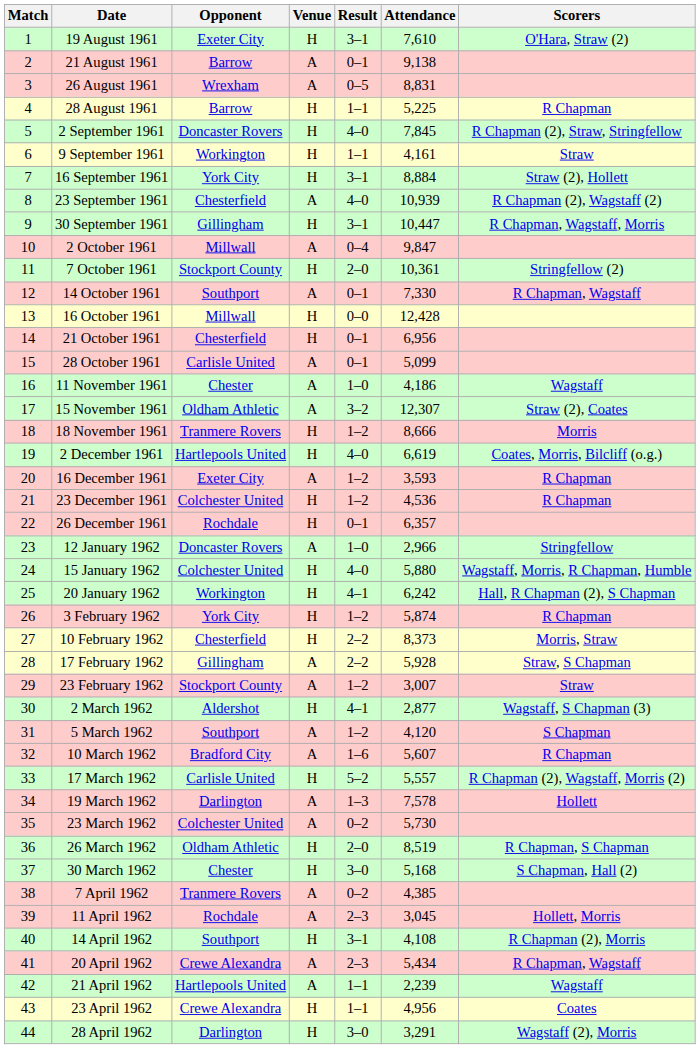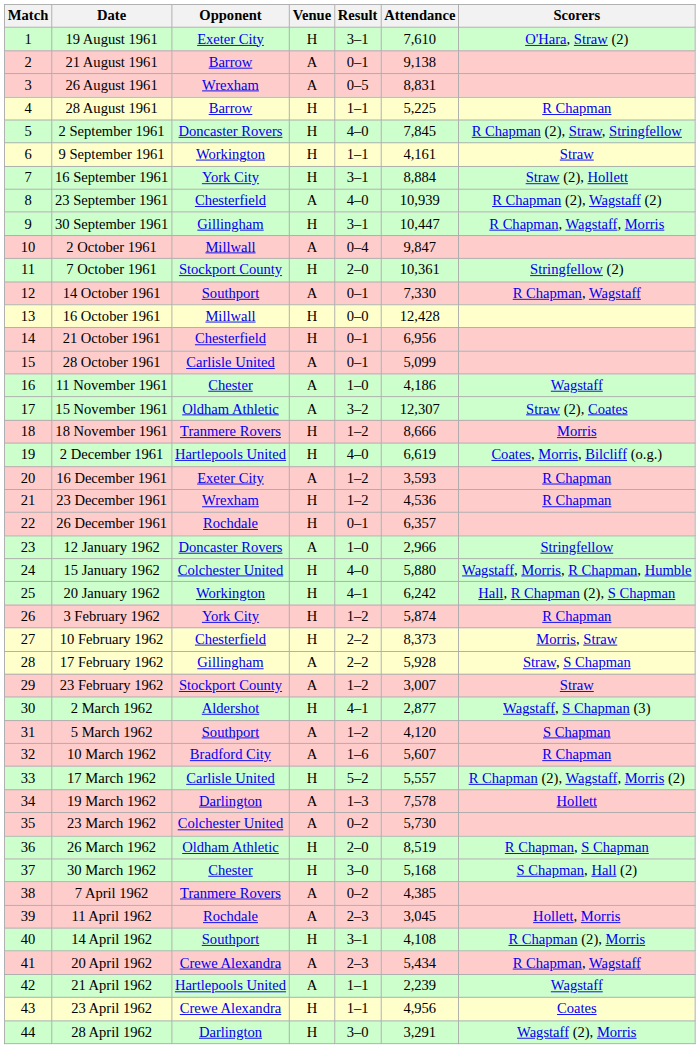(230, 500) Colchester United -> (230, 500) Wrexham
